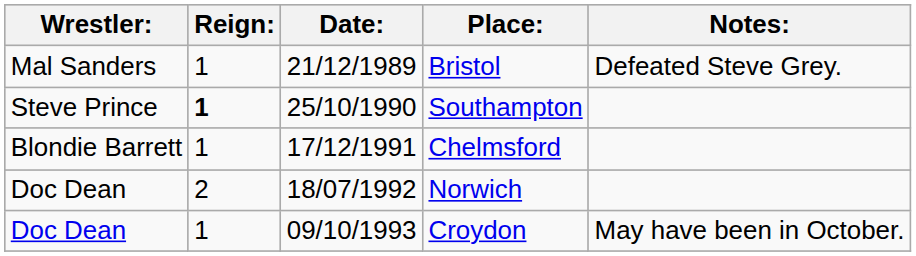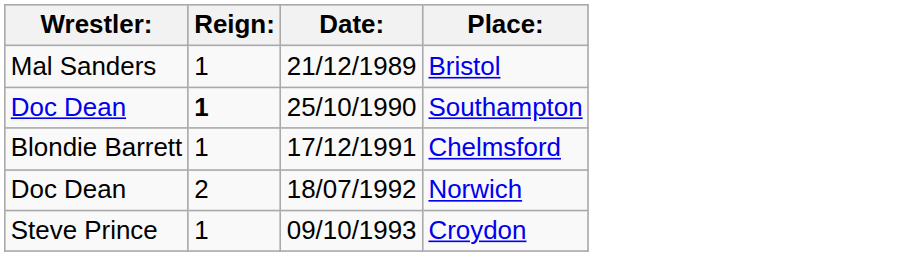- column: (750, 25)
(84, 107) Steve Prince -> (68, 107) Doc Dean
(68, 230) Doc Dean -> (84, 230) Steve Prince
